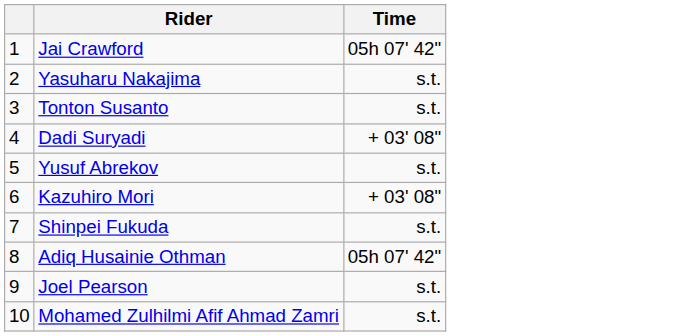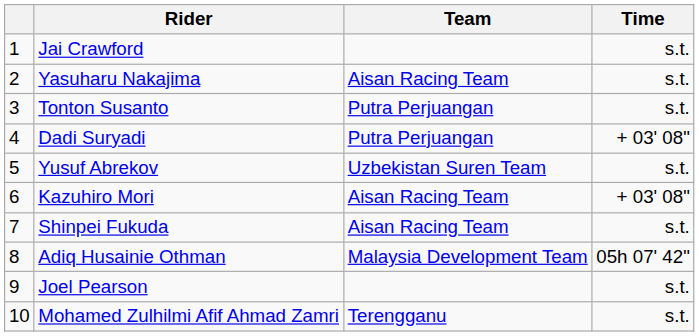+ column: (468, 19)
(394, 49) 05h 07' 42" -> (677, 49) s.t.
